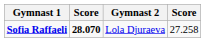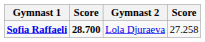(86, 29) 28.070 -> (86, 29) 28.700
